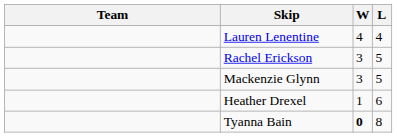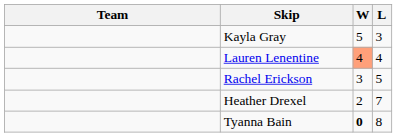+ row: (255, 36)
(359, 36) no background -> (359, 57) lightsalmon background
- row: (272, 79)
(359, 100) 1 -> (359, 100) 2
(379, 100) 6 -> (379, 100) 7
